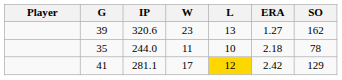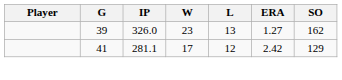(144, 30) 320.6 -> (144, 30) 326.0
- row: (102, 48)
(230, 65) gold background -> (230, 48) no background
